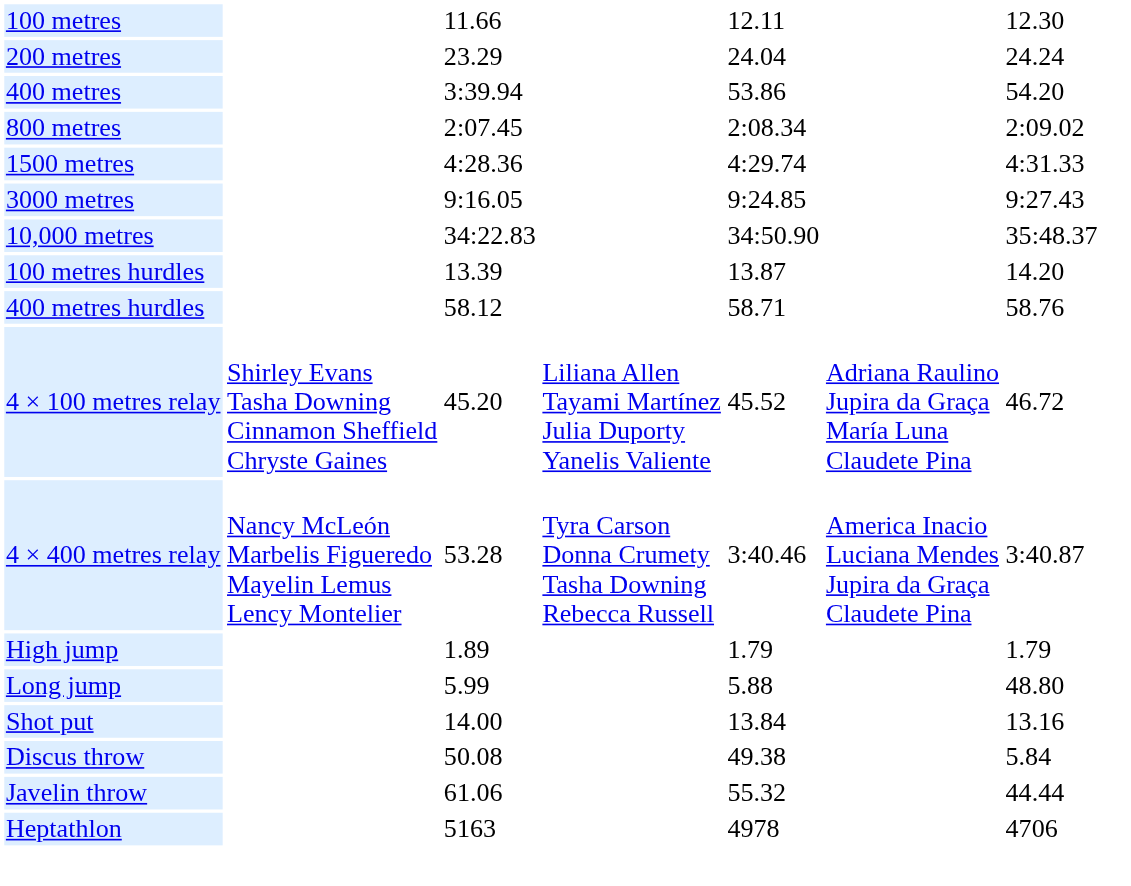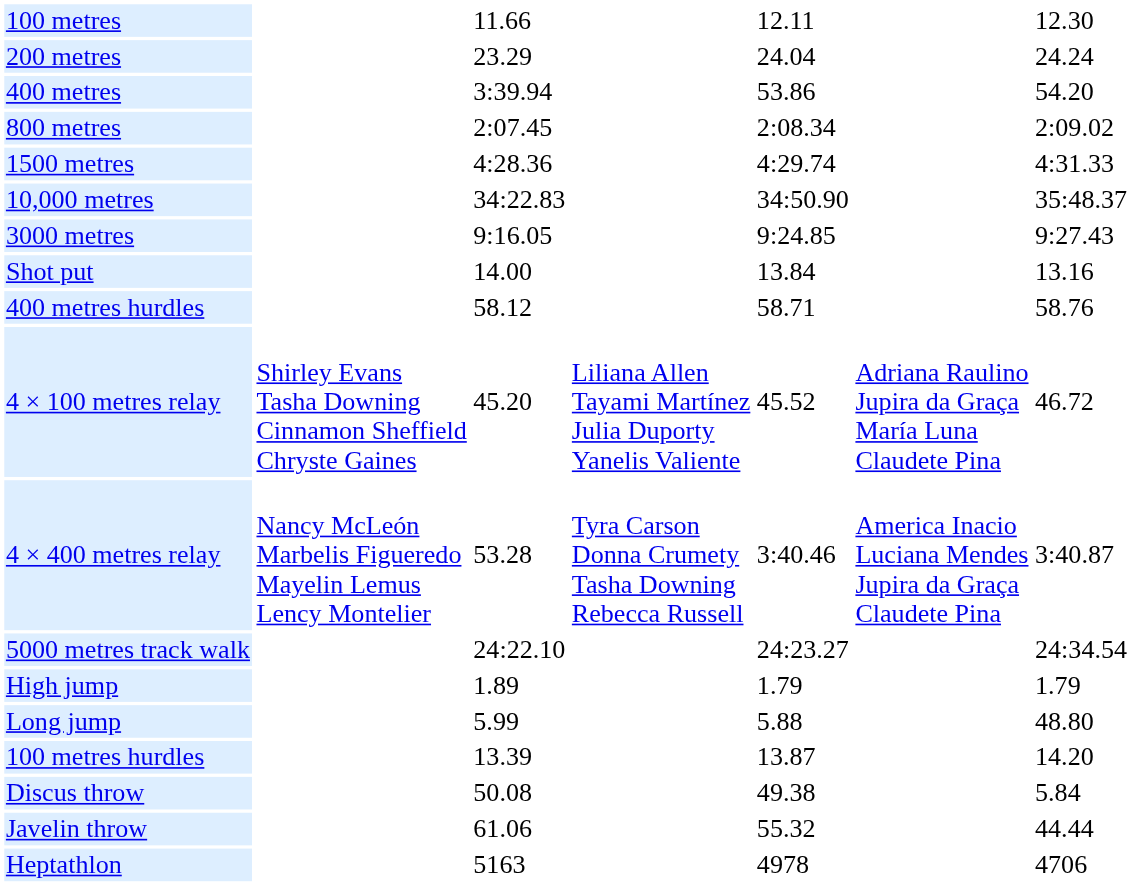rows swapped: (70, 199) <-> (80, 235)
rows swapped: (105, 271) <-> (50, 721)
+ row: (128, 649)
